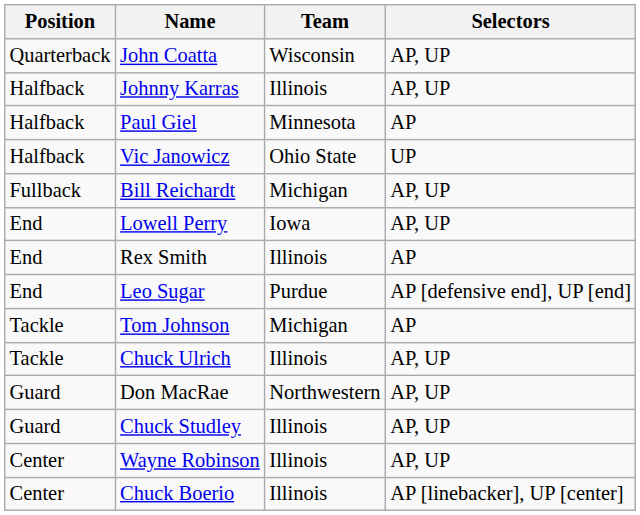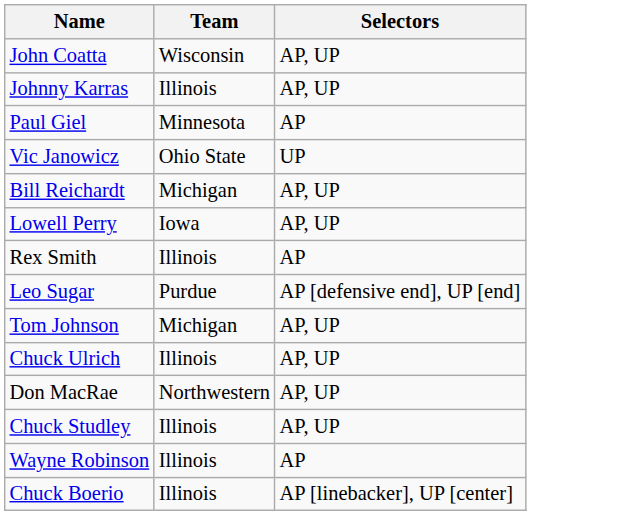- column: (60, 21)
(403, 325) AP -> (310, 325) AP, UP
(420, 460) AP, UP -> (293, 460) AP
